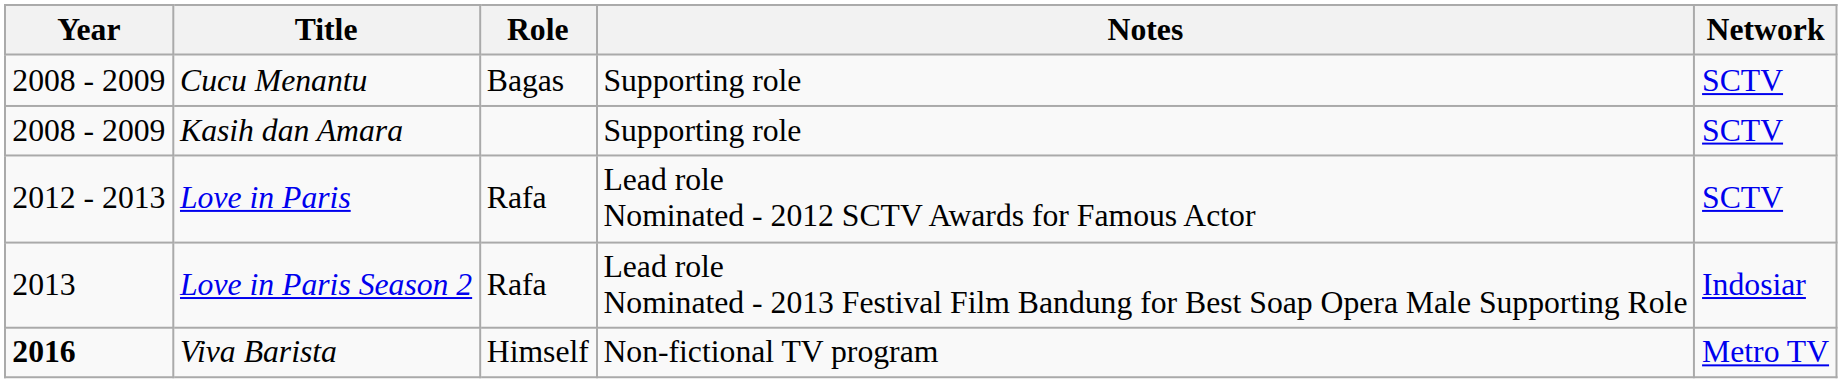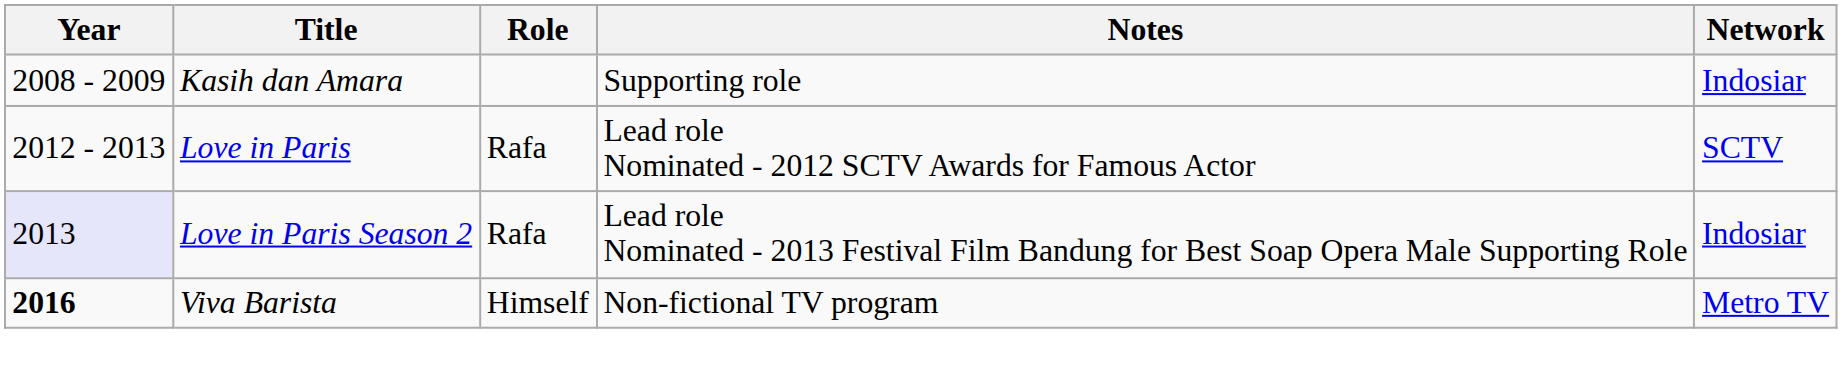- row: (274, 79)
(1743, 130) SCTV -> (1754, 79) Indosiar
(44, 284) no background -> (44, 233) lavender background
